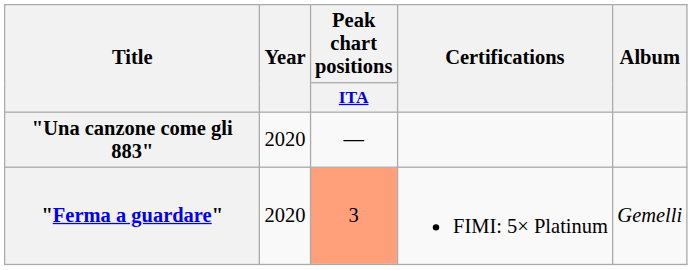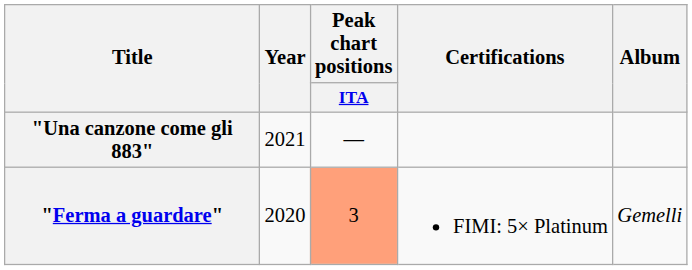(285, 139) 2020 -> (285, 139) 2021
